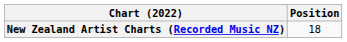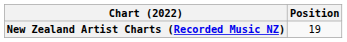(315, 30) 18 -> (315, 30) 19
